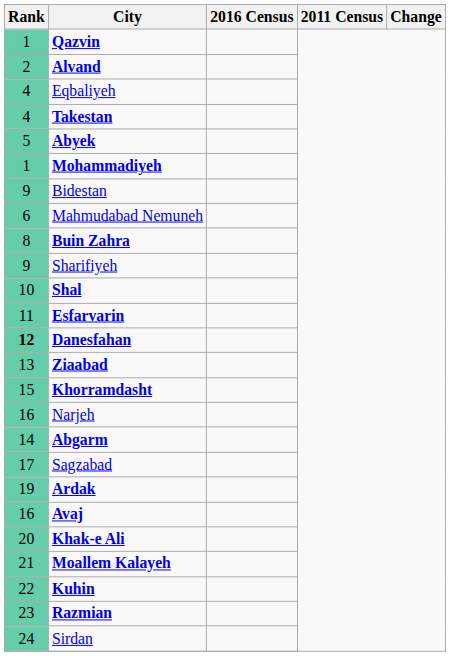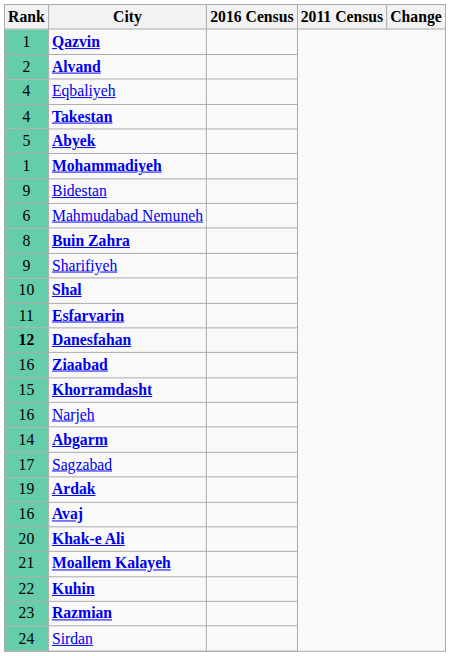(26, 365) 13 -> (26, 365) 16
